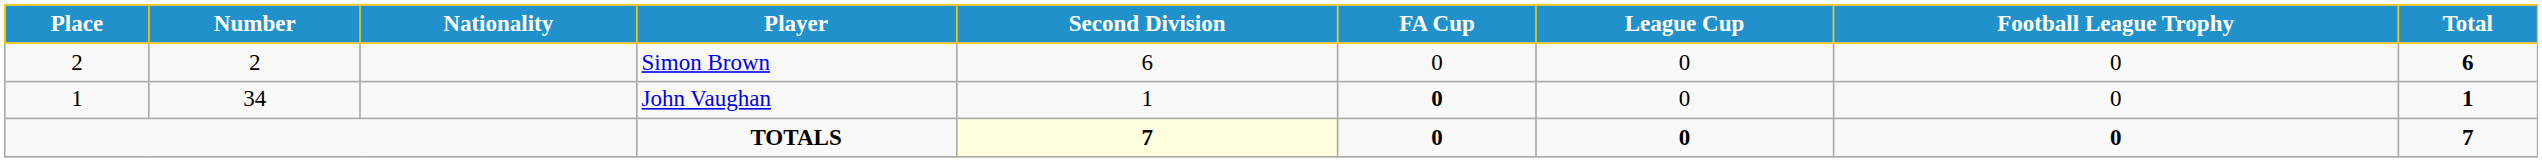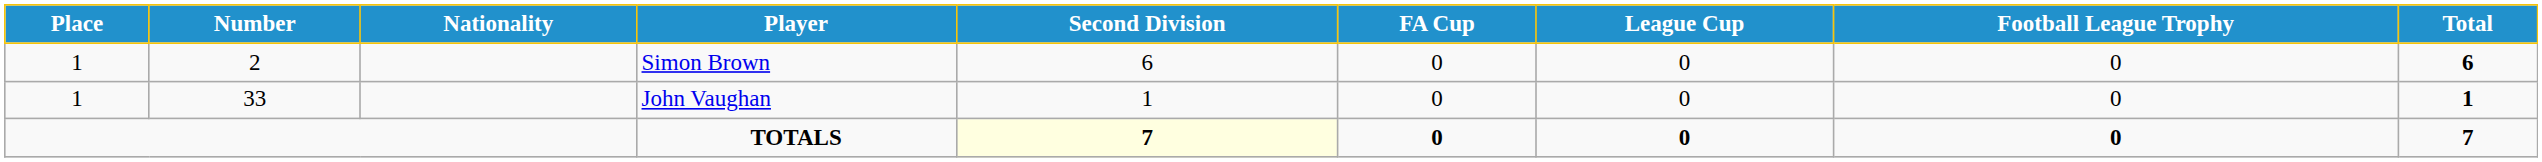(77, 61) 2 -> (77, 61) 1
(255, 99) 34 -> (255, 99) 33
(1437, 99) bold -> (1437, 99) normal
